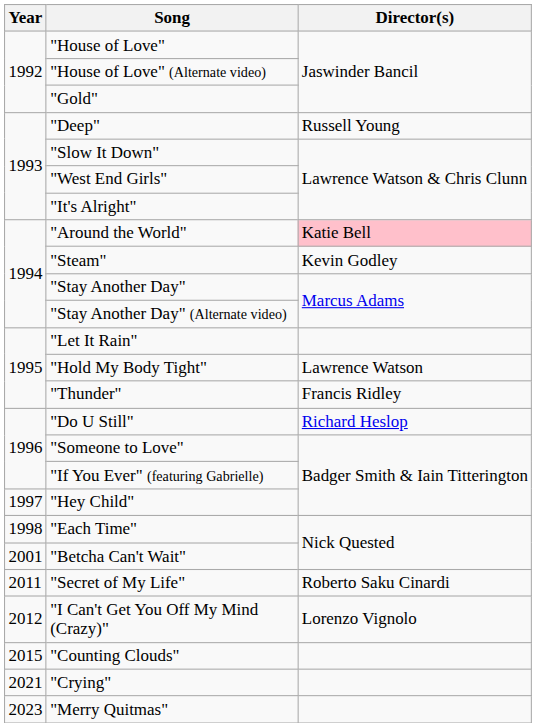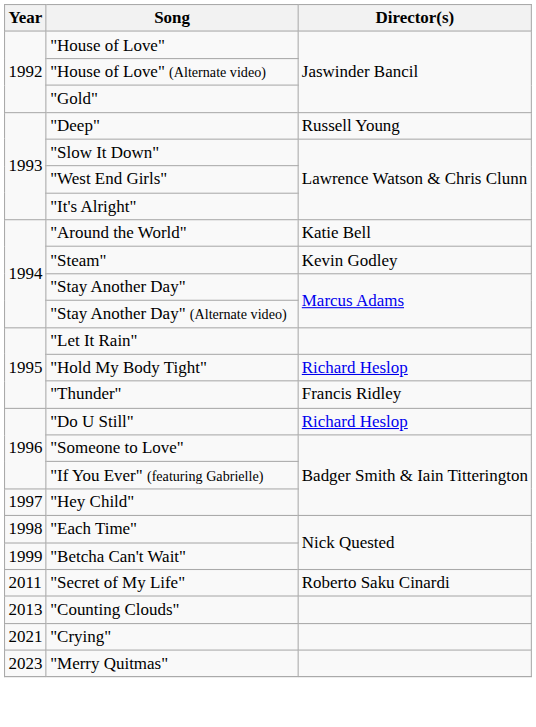(336, 233) pink background -> (336, 233) no background
(362, 367) Lawrence Watson -> (355, 367) Richard Heslop
(25, 555) 2001 -> (25, 555) 1999
- row: (154, 619)
(25, 655) 2015 -> (25, 609) 2013
